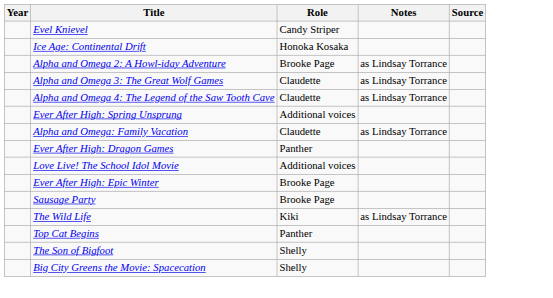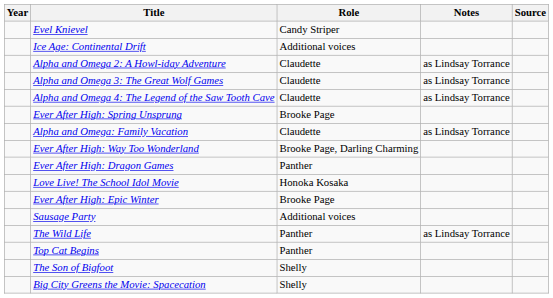(314, 47) Honoka Kosaka -> (317, 47) Additional voices
(307, 64) Brooke Page -> (300, 64) Claudette
(317, 115) Additional voices -> (307, 115) Brooke Page
+ row: (116, 149)
(317, 166) Additional voices -> (314, 183) Honoka Kosaka
(307, 200) Brooke Page -> (317, 217) Additional voices
(289, 217) Kiki -> (296, 234) Panther
